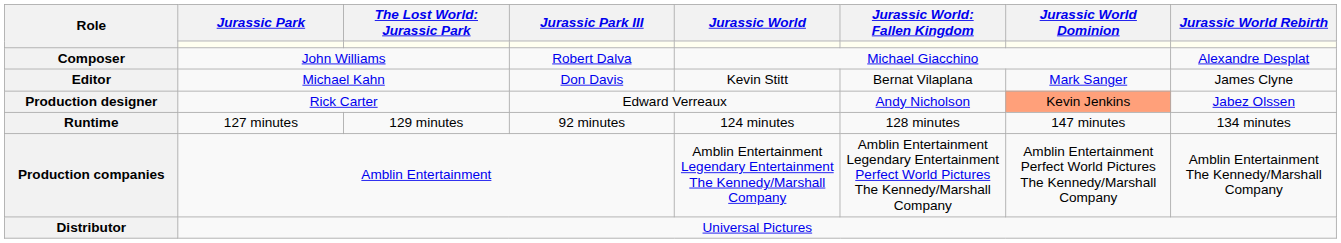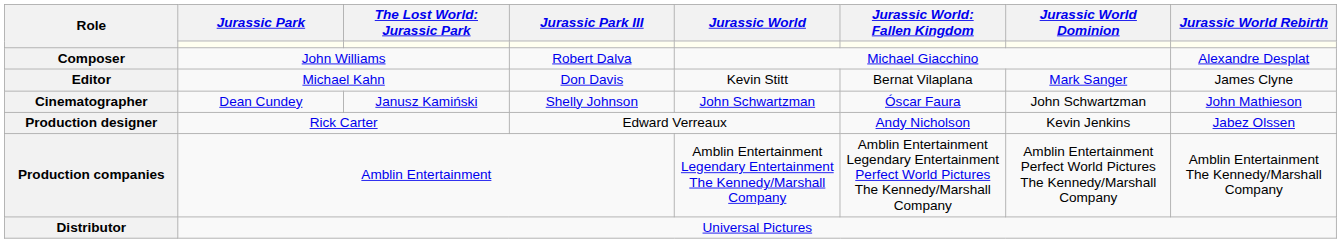+ row: (91, 101)
(1088, 101) lightsalmon background -> (1088, 123) no background
- row: (91, 123)
